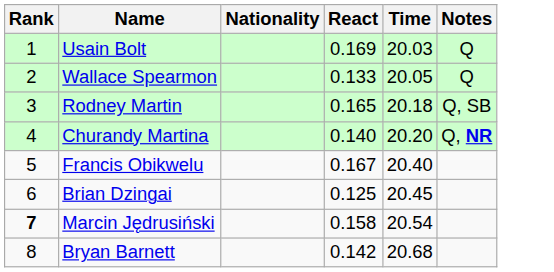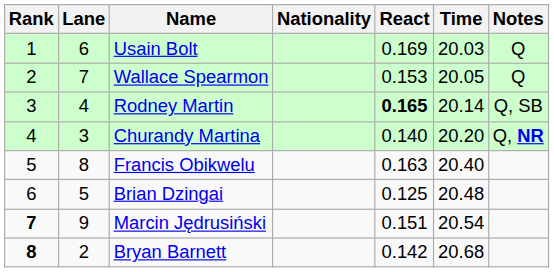+ column: (84, 19)
(353, 77) 0.133 -> (405, 77) 0.153
(353, 106) normal -> (405, 106) bold
(410, 106) 20.18 -> (461, 106) 20.14
(353, 164) 0.167 -> (405, 164) 0.163
(410, 194) 20.45 -> (461, 194) 20.48
(353, 223) 0.158 -> (405, 223) 0.151
(31, 252) normal -> (31, 252) bold
